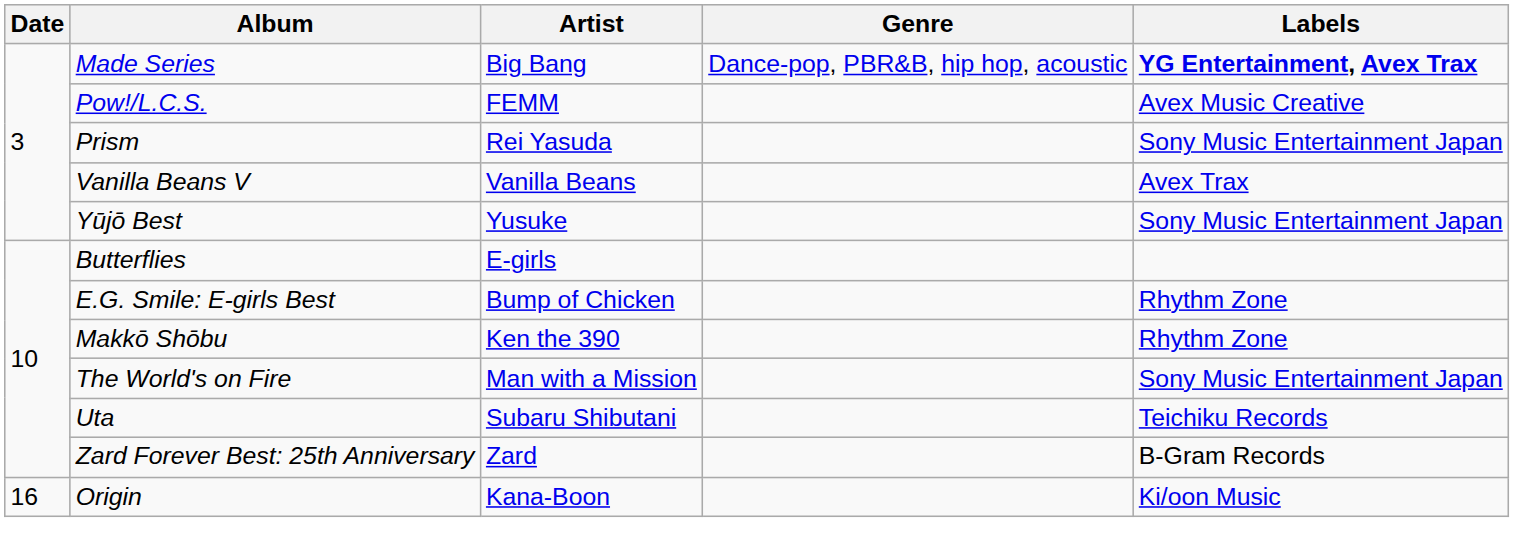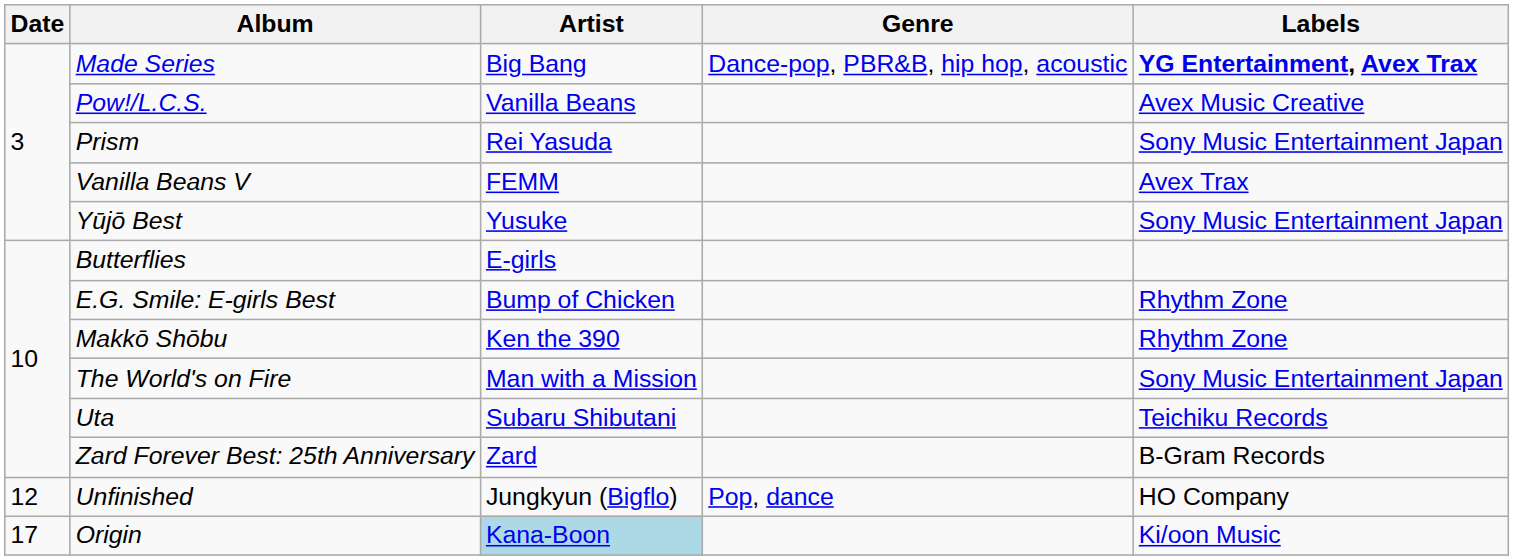(522, 102) FEMM -> (561, 102) Vanilla Beans
(561, 181) Vanilla Beans -> (522, 181) FEMM
+ row: (134, 496)
(24, 496) 16 -> (24, 535) 17
(548, 496) no background -> (548, 535) lightblue background
